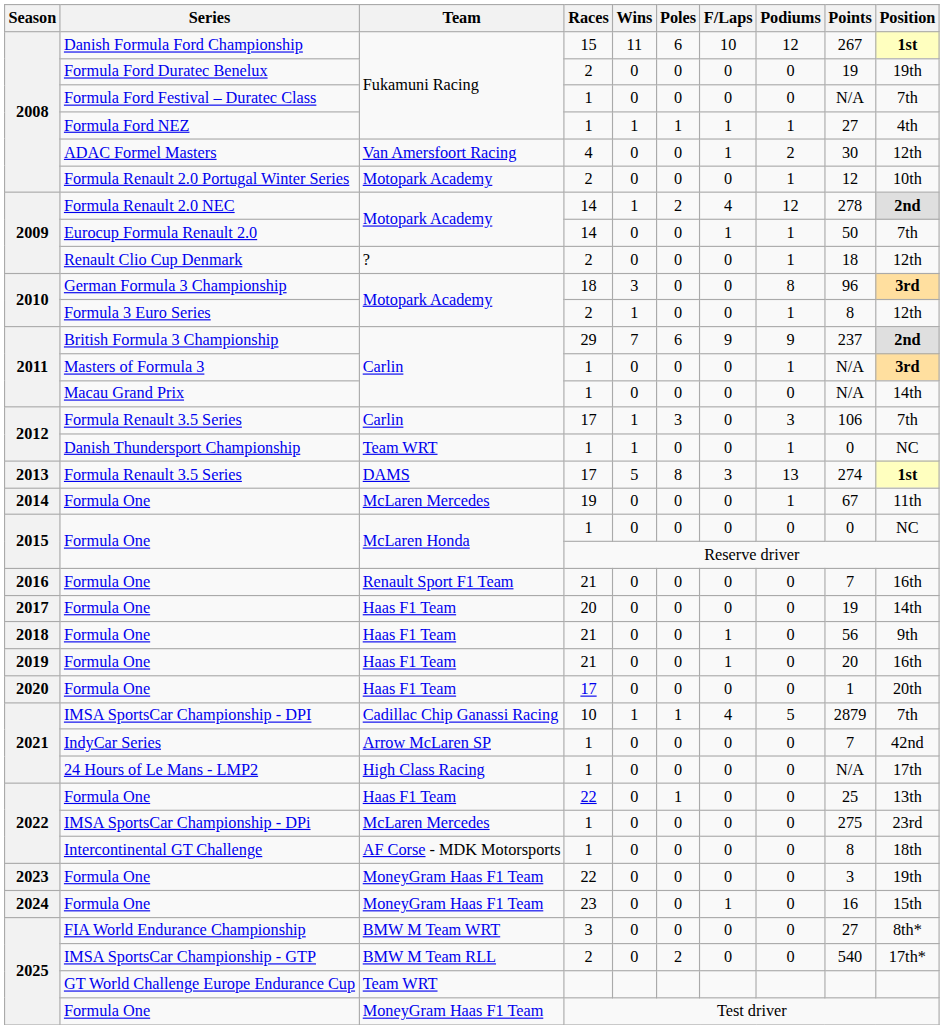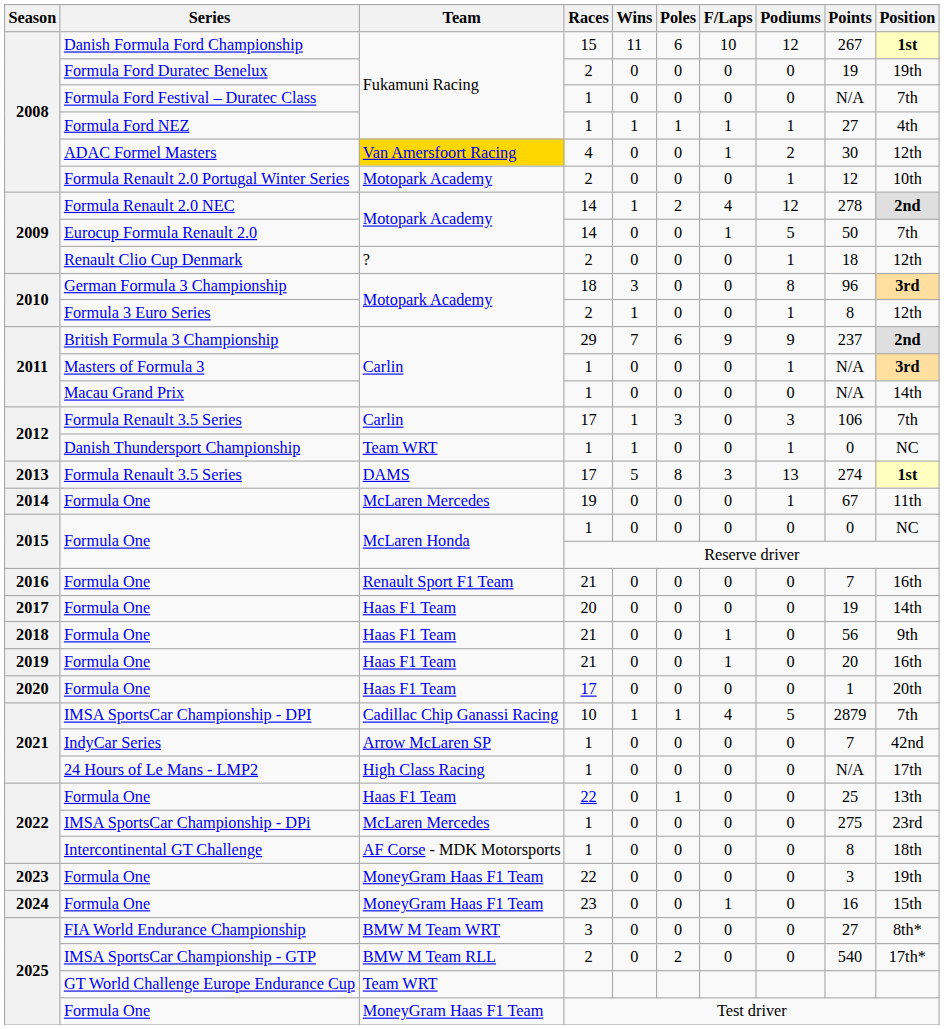(440, 152) no background -> (440, 152) gold background
(790, 233) 1 -> (790, 233) 5
